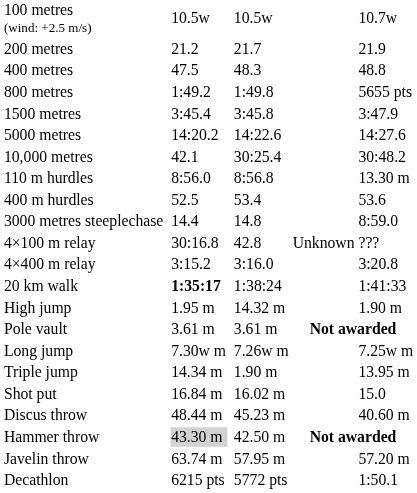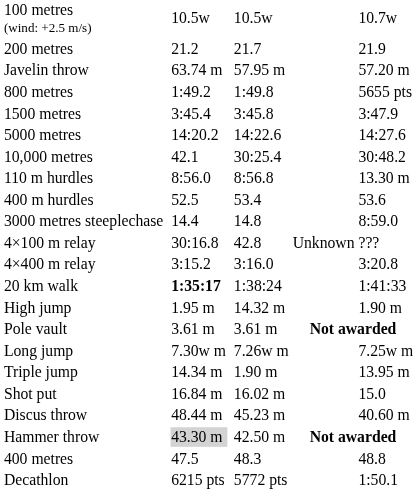rows swapped: (39, 70) <-> (46, 458)
